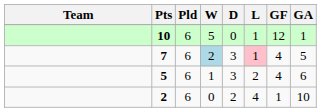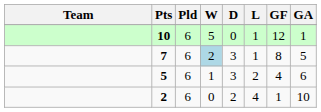(256, 55) pink background -> (256, 55) no background
(279, 55) 4 -> (279, 55) 8
